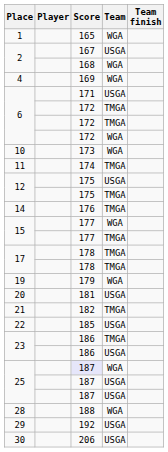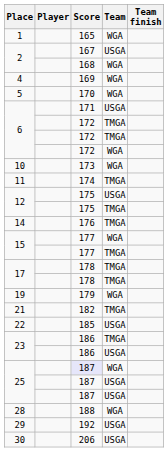+ row: (20, 94)
- row: (20, 295)
